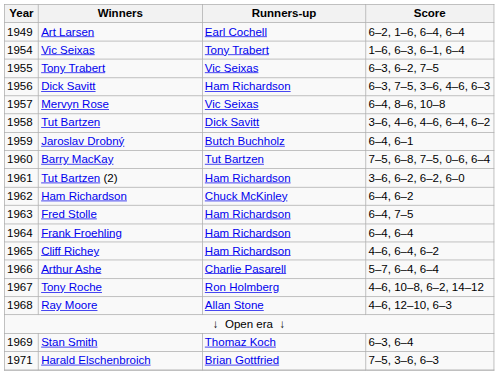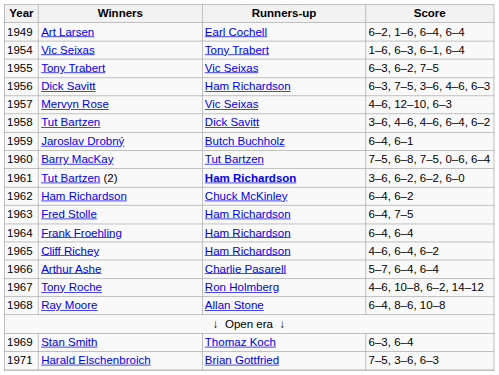(407, 104) 6–4, 8–6, 10–8 -> (410, 104) 4–6, 12–10, 6–3
(248, 178) normal -> (251, 178) bold
(410, 305) 4–6, 12–10, 6–3 -> (407, 305) 6–4, 8–6, 10–8
